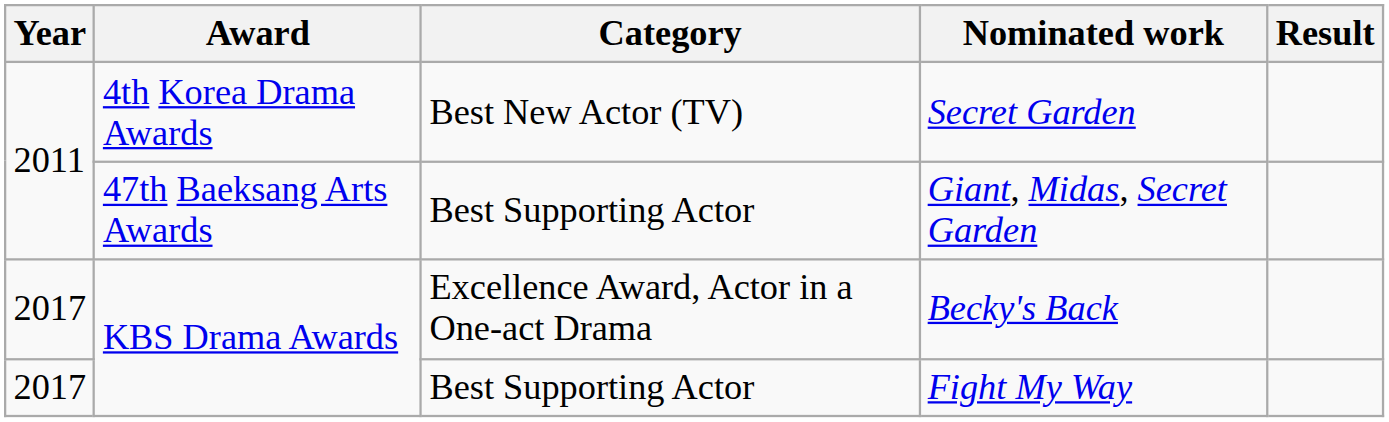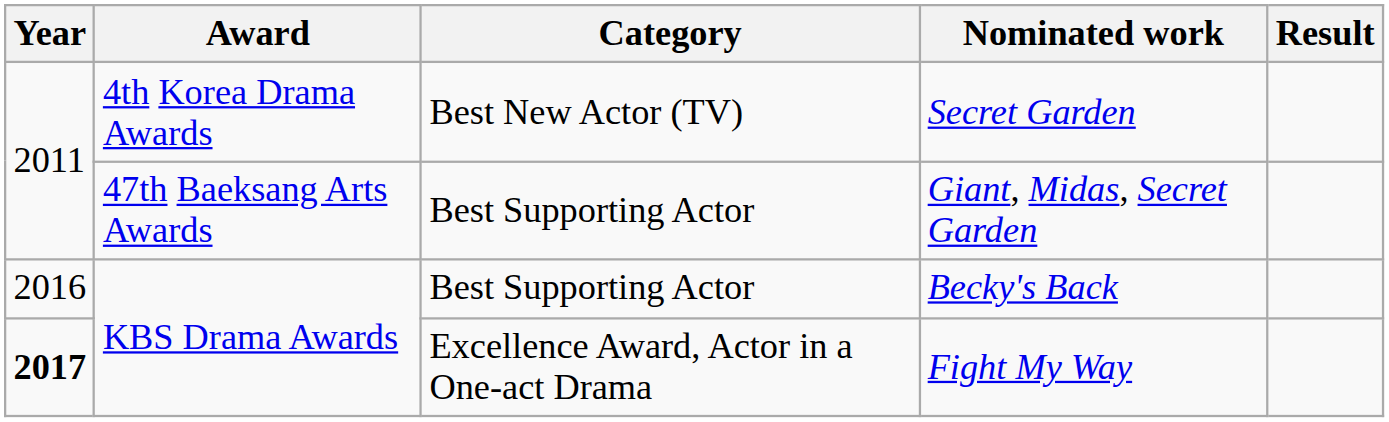(50, 308) 2017 -> (50, 287) 2016
(641, 308) Excellence Award, Actor in a One-act Drama -> (592, 287) Best Supporting Actor
(50, 386) normal -> (50, 365) bold
(592, 386) Best Supporting Actor -> (641, 365) Excellence Award, Actor in a One-act Drama
